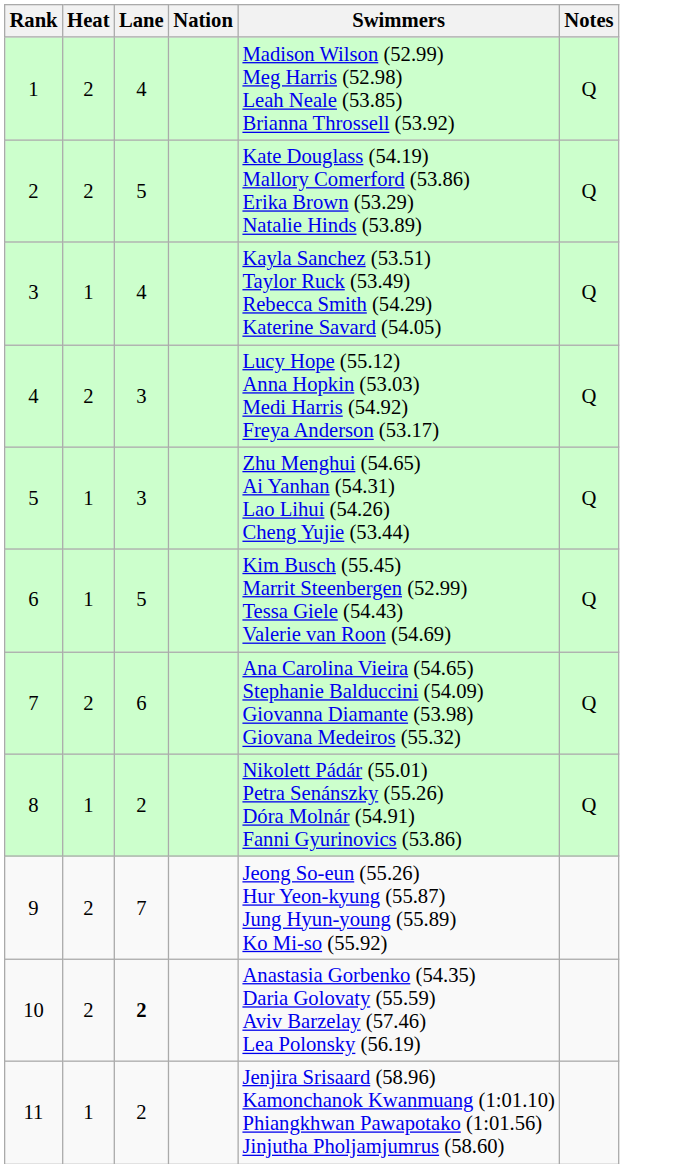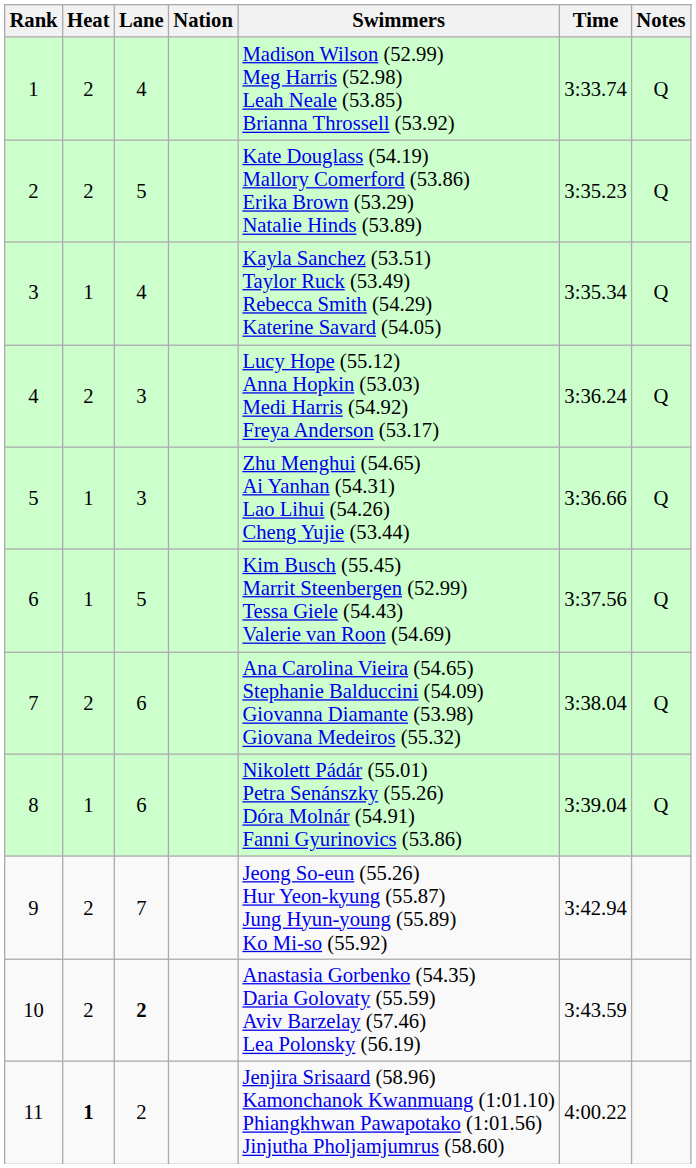+ column: (596, 20)
(141, 805) 2 -> (141, 805) 6
(88, 1112) normal -> (88, 1112) bold
